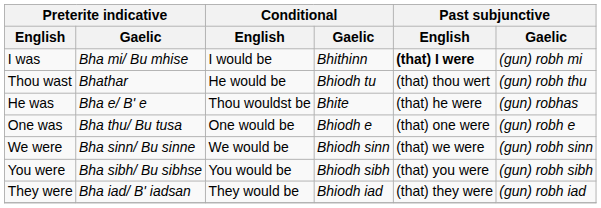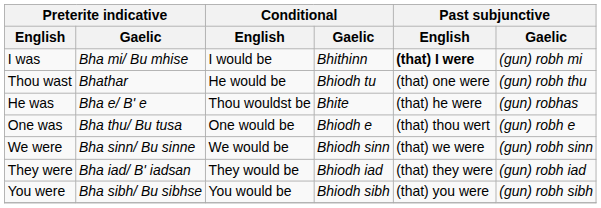(443, 81) (that) thou wert -> (443, 81) (that) one were
(443, 125) (that) one were -> (443, 125) (that) thou wert
rows swapped: (36, 170) <-> (40, 192)
